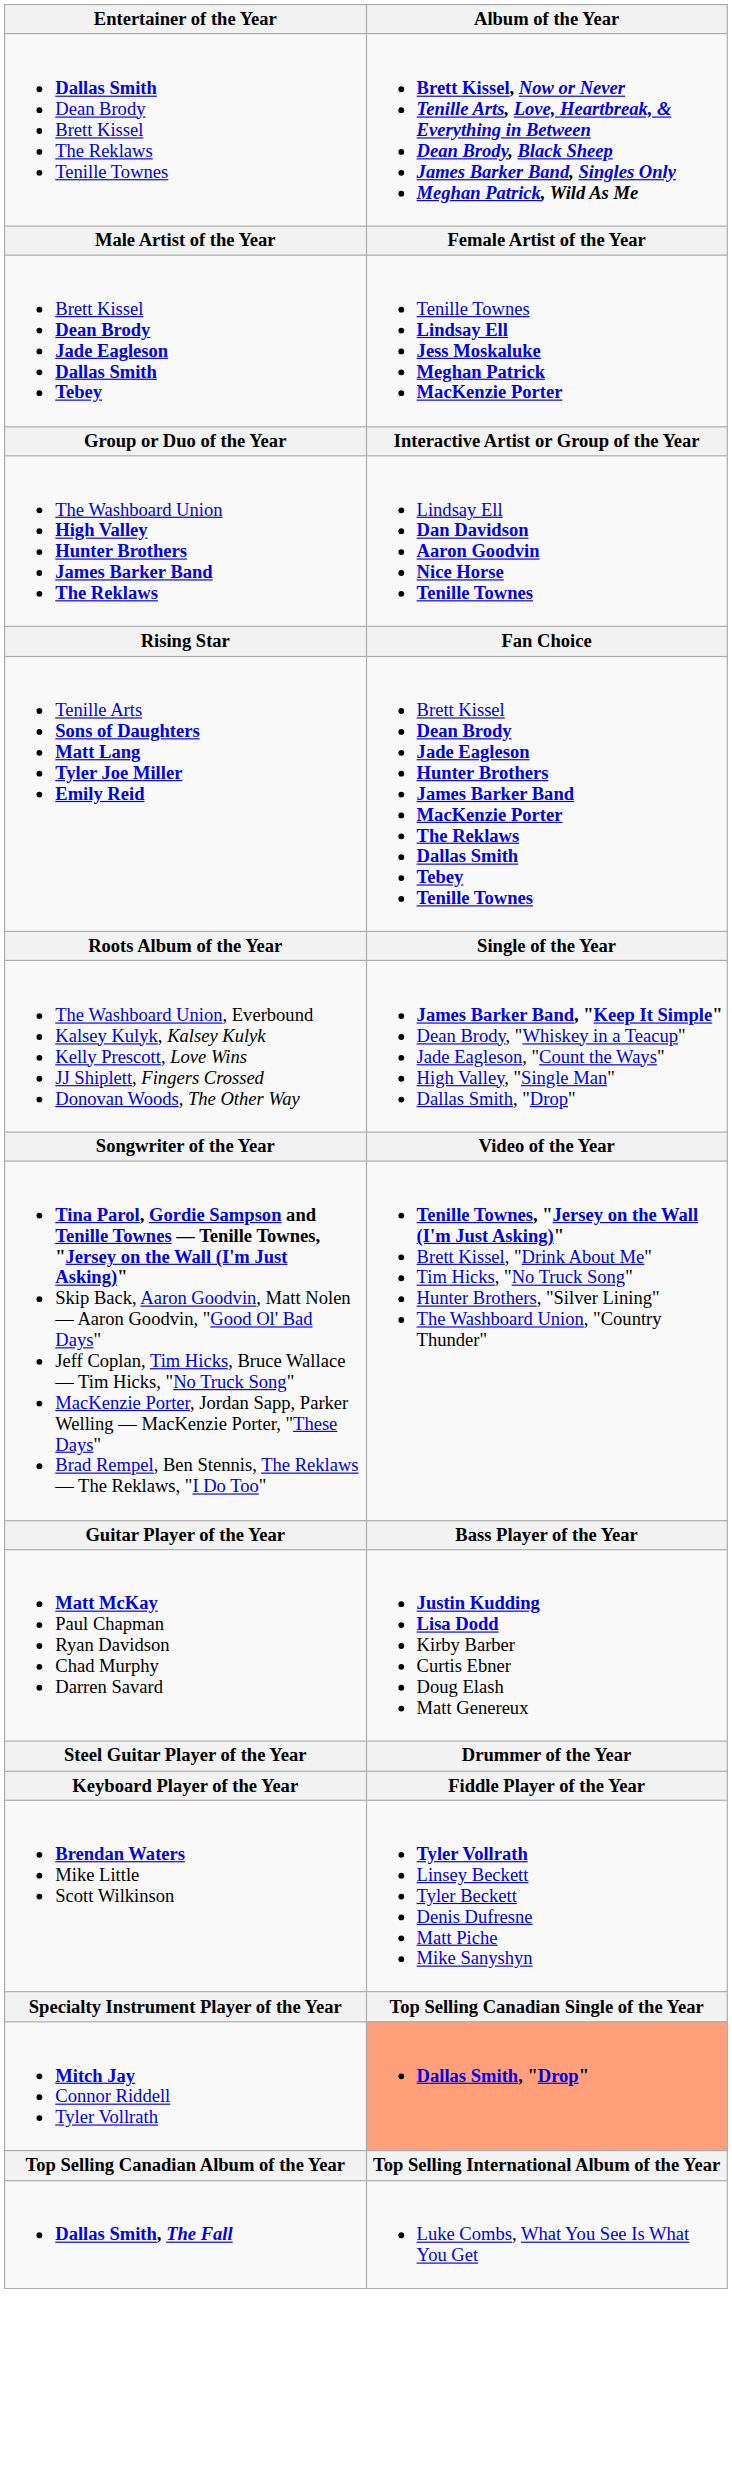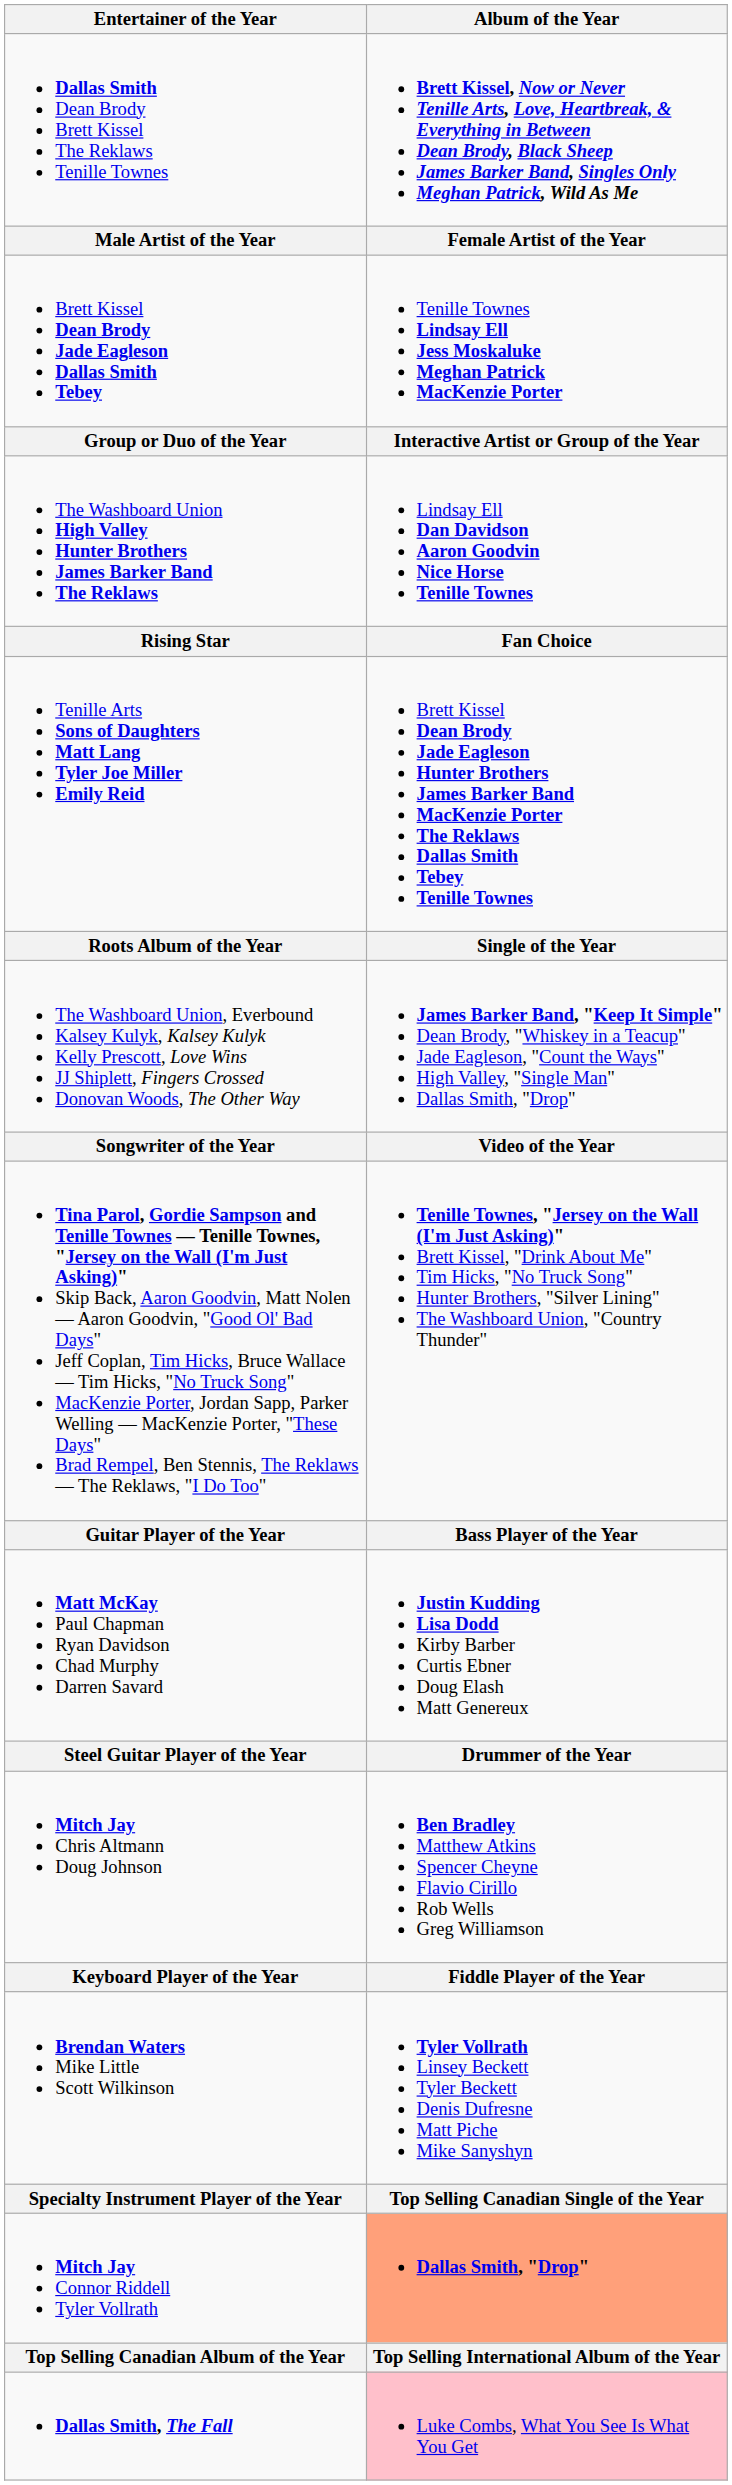+ row: (185, 1846)
(547, 2245) no background -> (547, 2437) pink background
